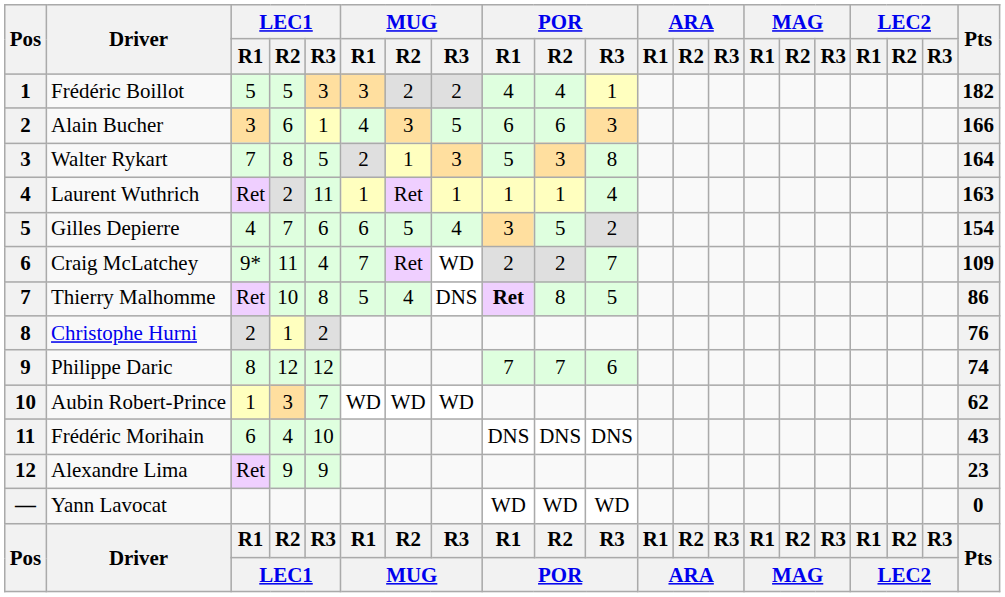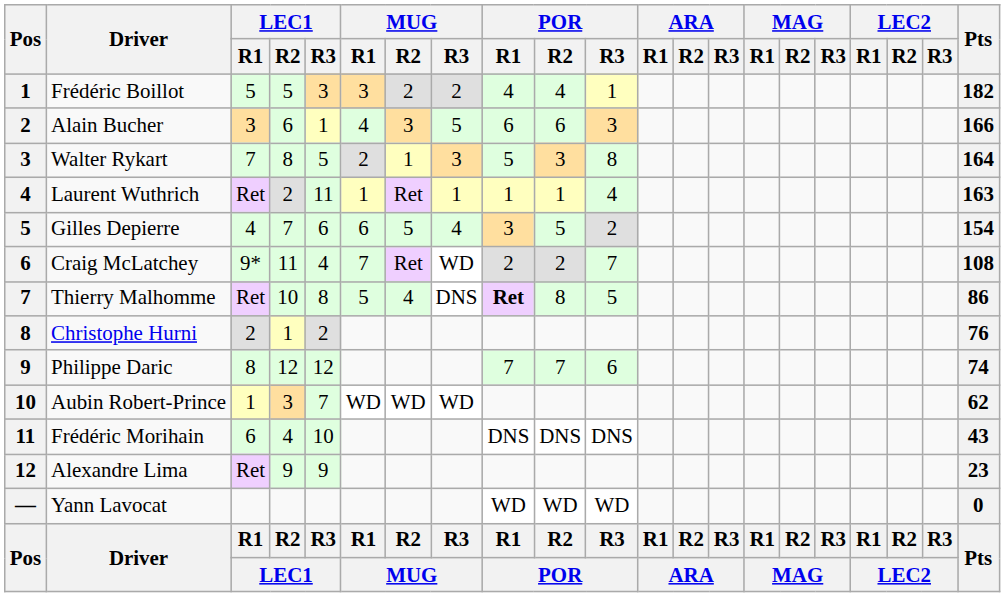(978, 263) 109 -> (978, 263) 108
